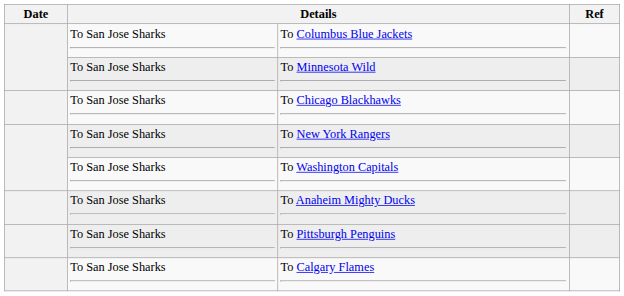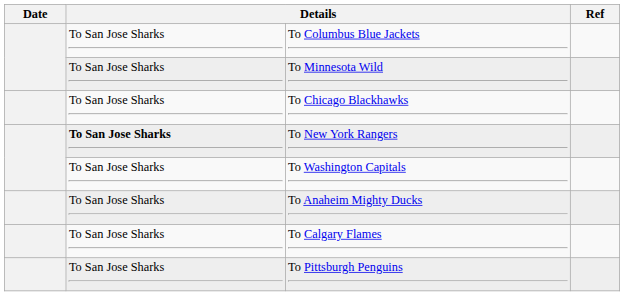(173, 138) normal -> (176, 138) bold
rows swapped: (424, 271) <-> (424, 238)
